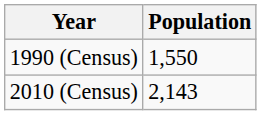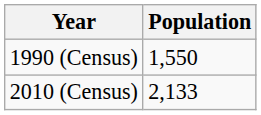(173, 92) 2,143 -> (173, 92) 2,133
